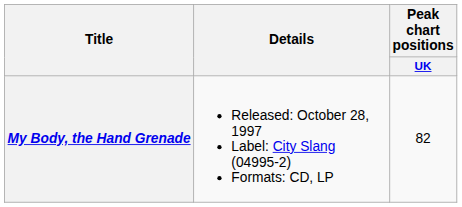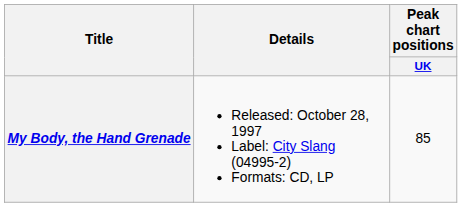(423, 139) 82 -> (423, 139) 85
